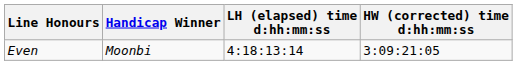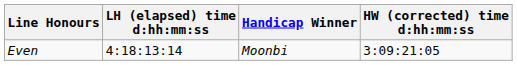columns swapped: (292, 22) <-> (163, 22)
